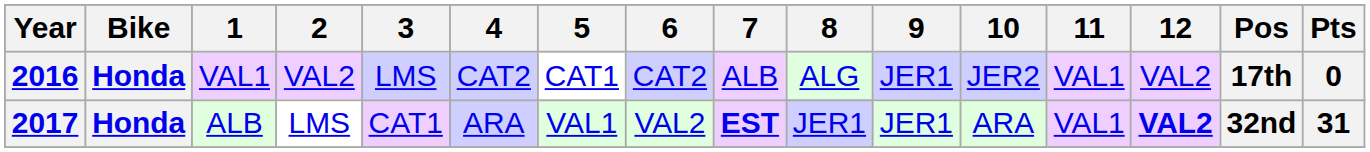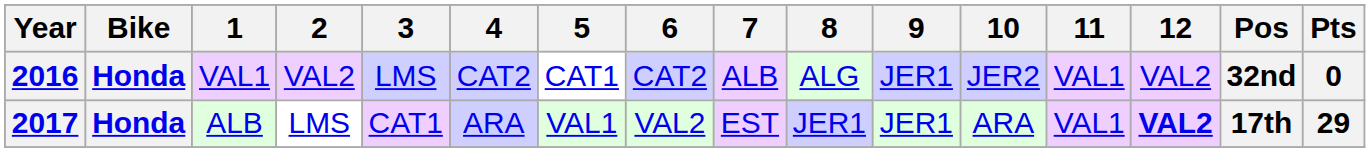(1261, 75) 17th -> (1261, 75) 32nd
(750, 123) bold -> (750, 123) normal
(1261, 123) 32nd -> (1261, 123) 17th
(1333, 123) 31 -> (1333, 123) 29
